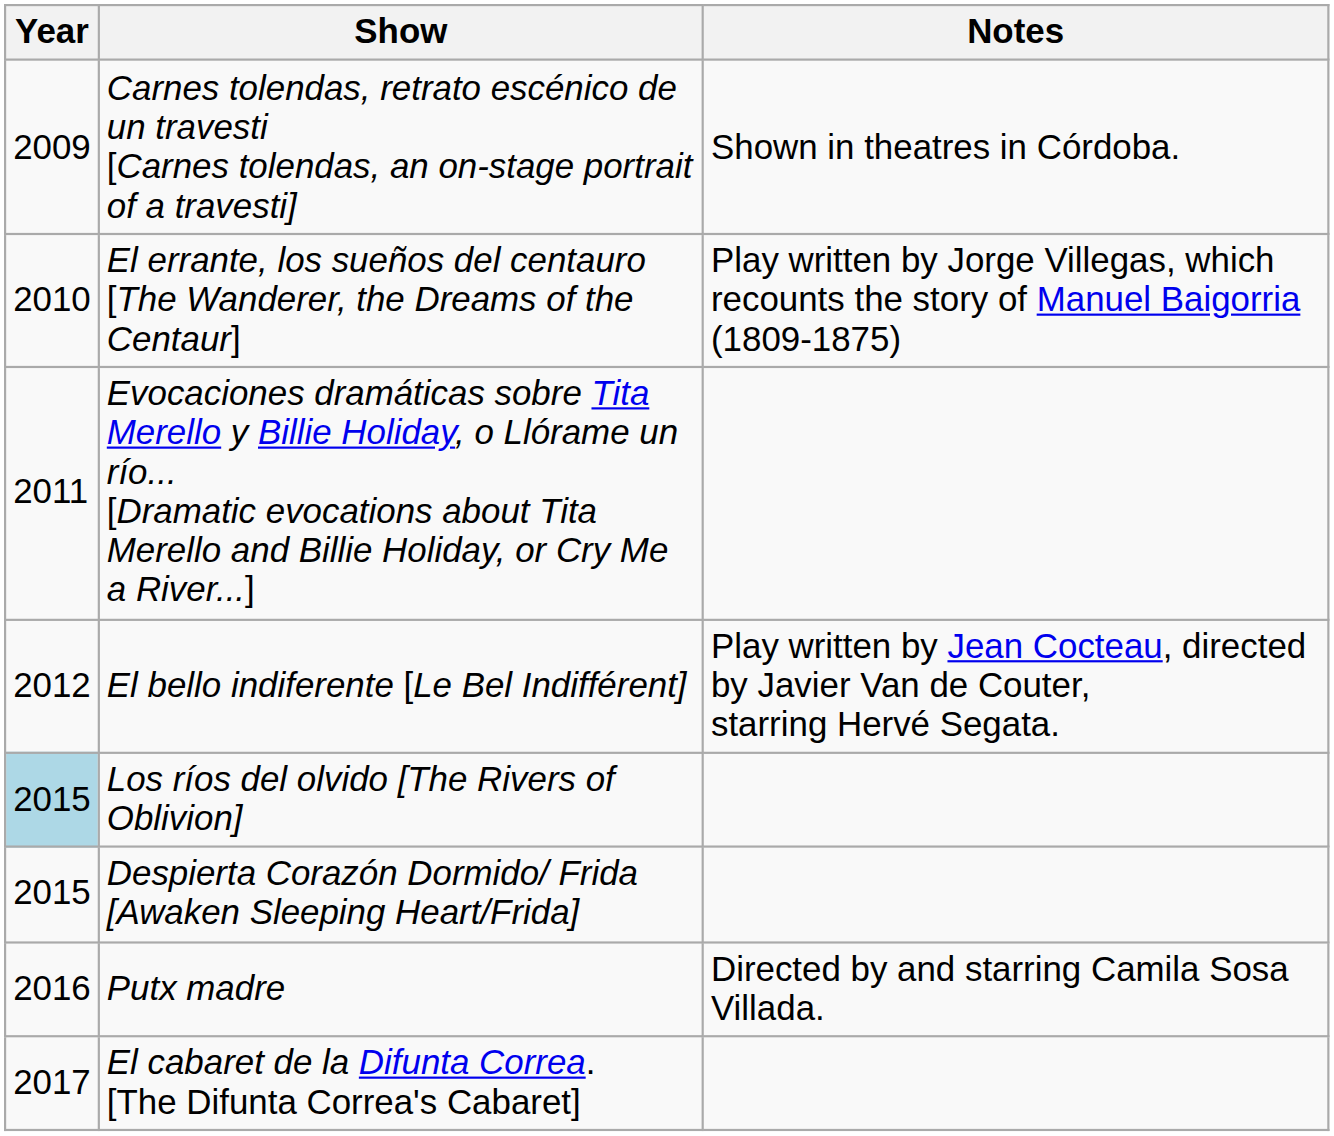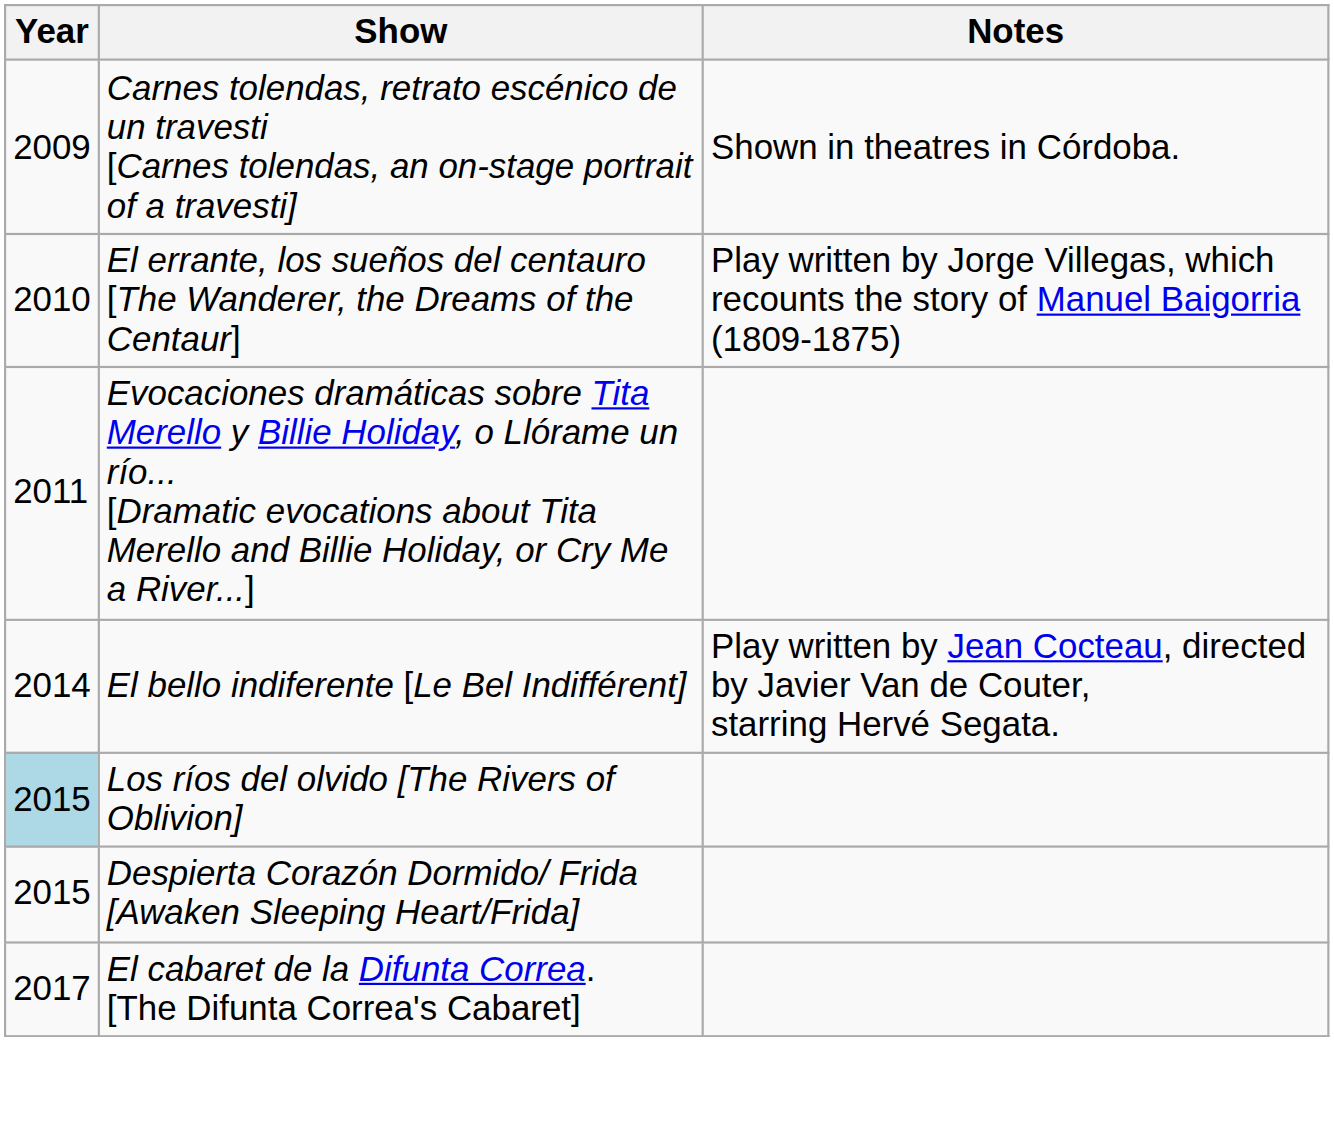(52, 685) 2012 -> (52, 685) 2014
- row: (196, 988)
